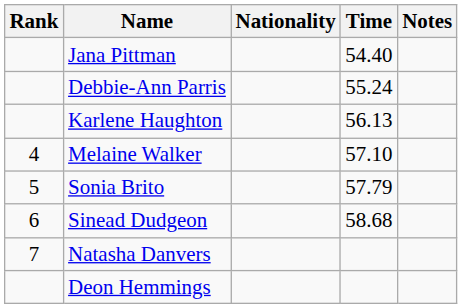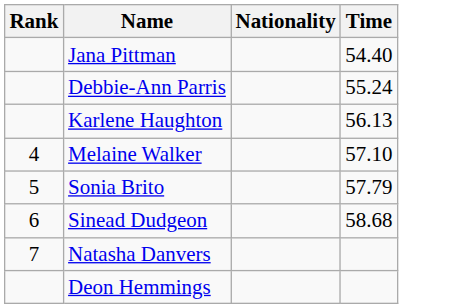- column: (427, 21)
